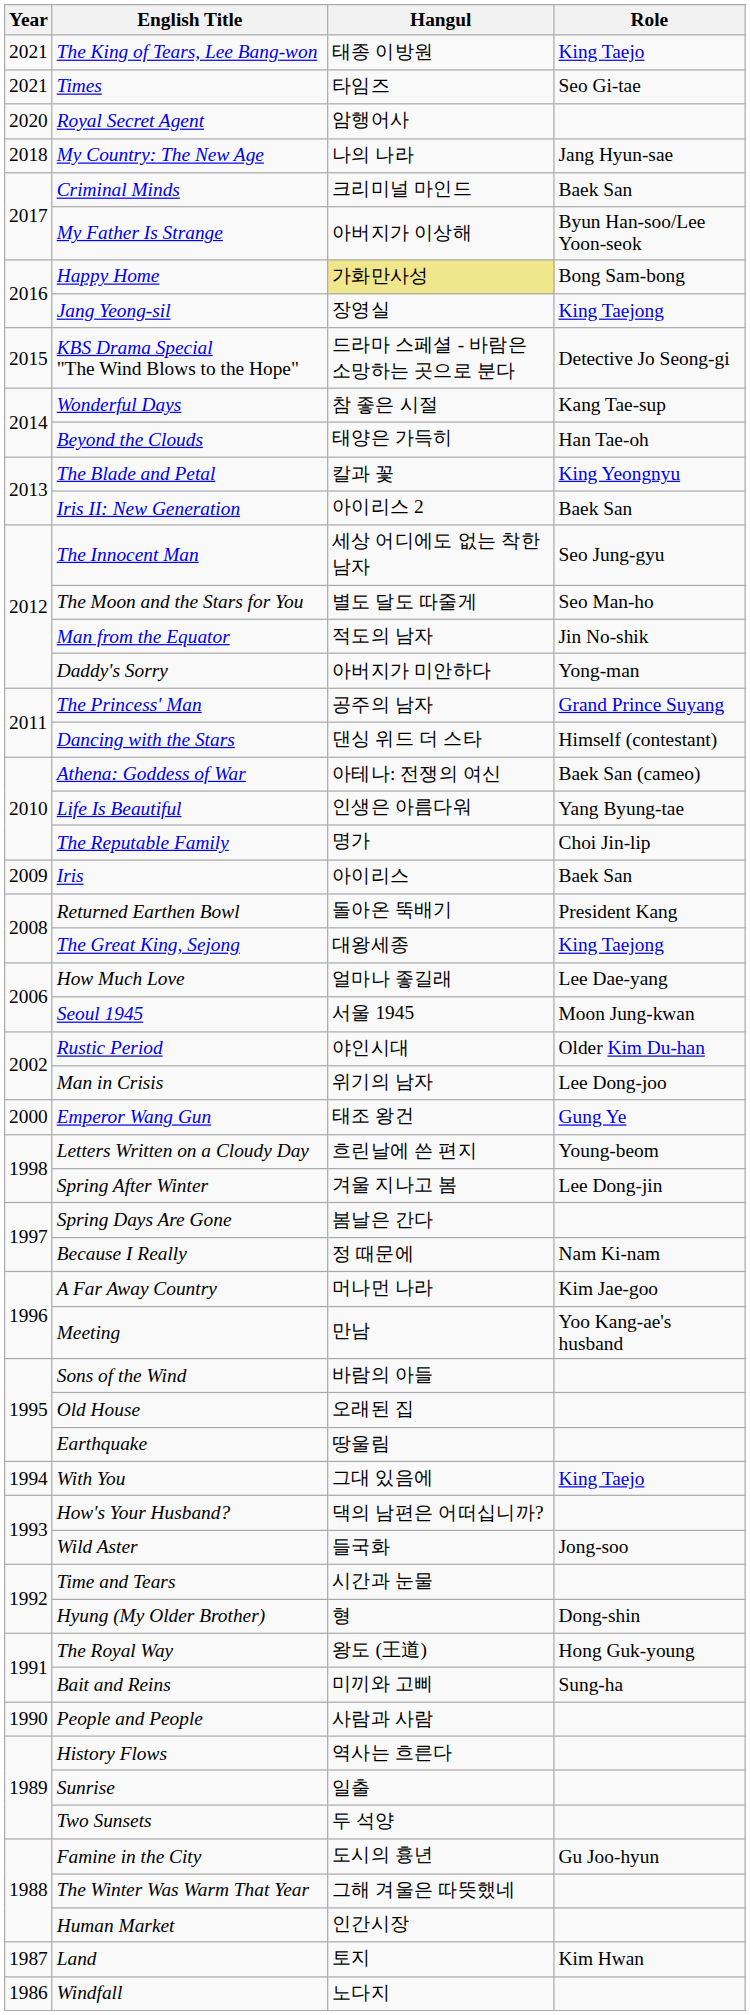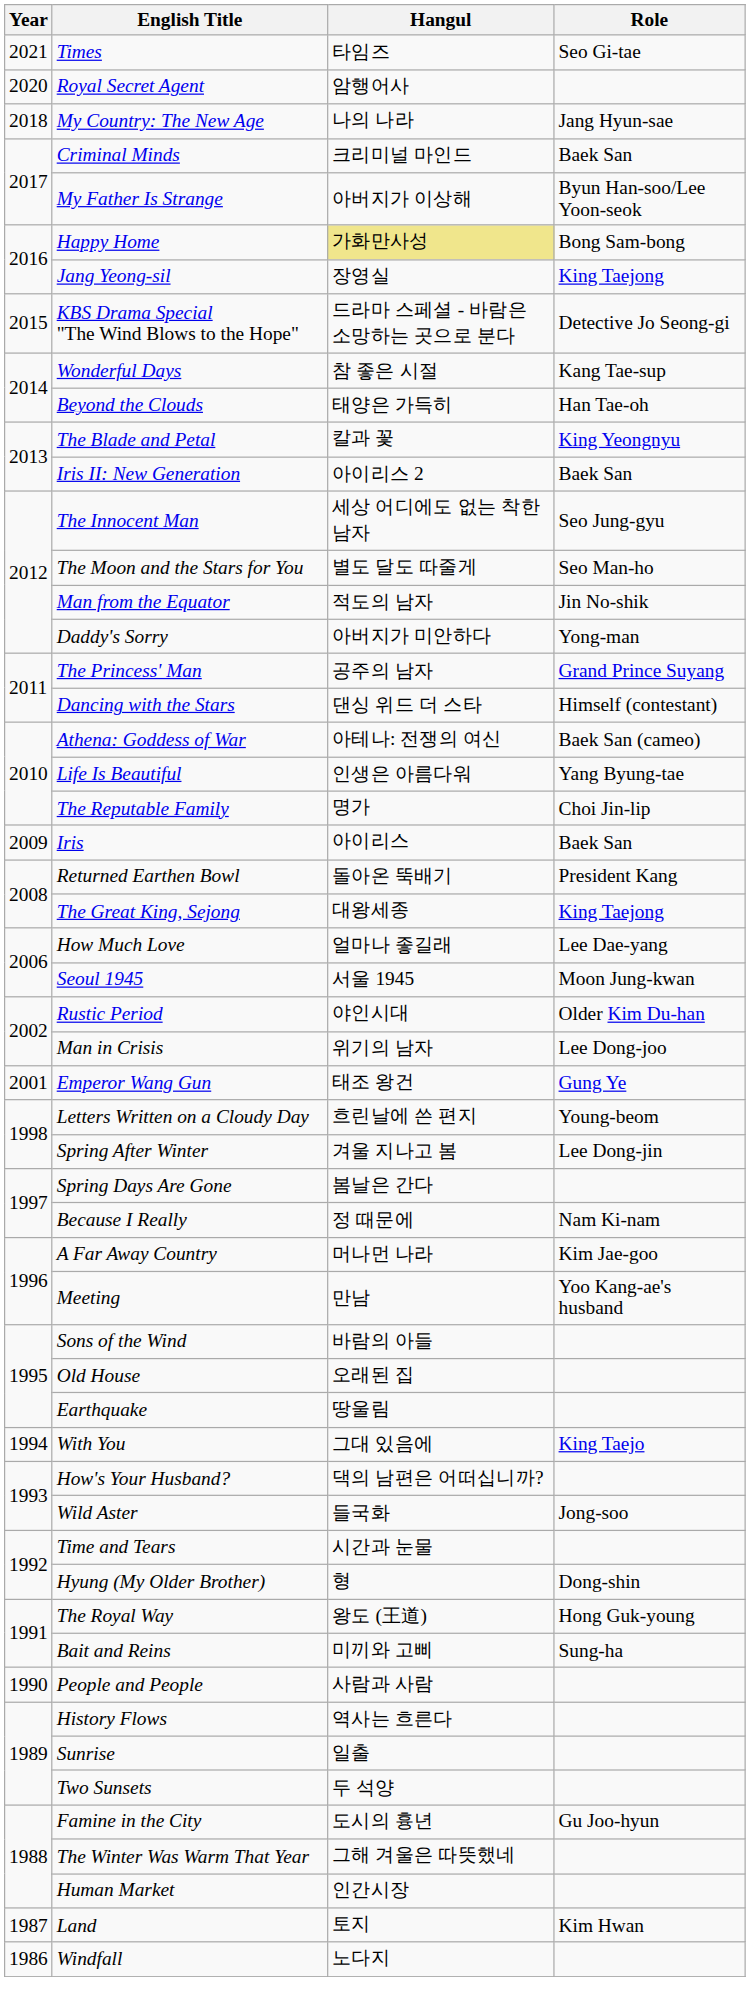- row: (187, 52)
(28, 1117) 2000 -> (28, 1082) 2001
